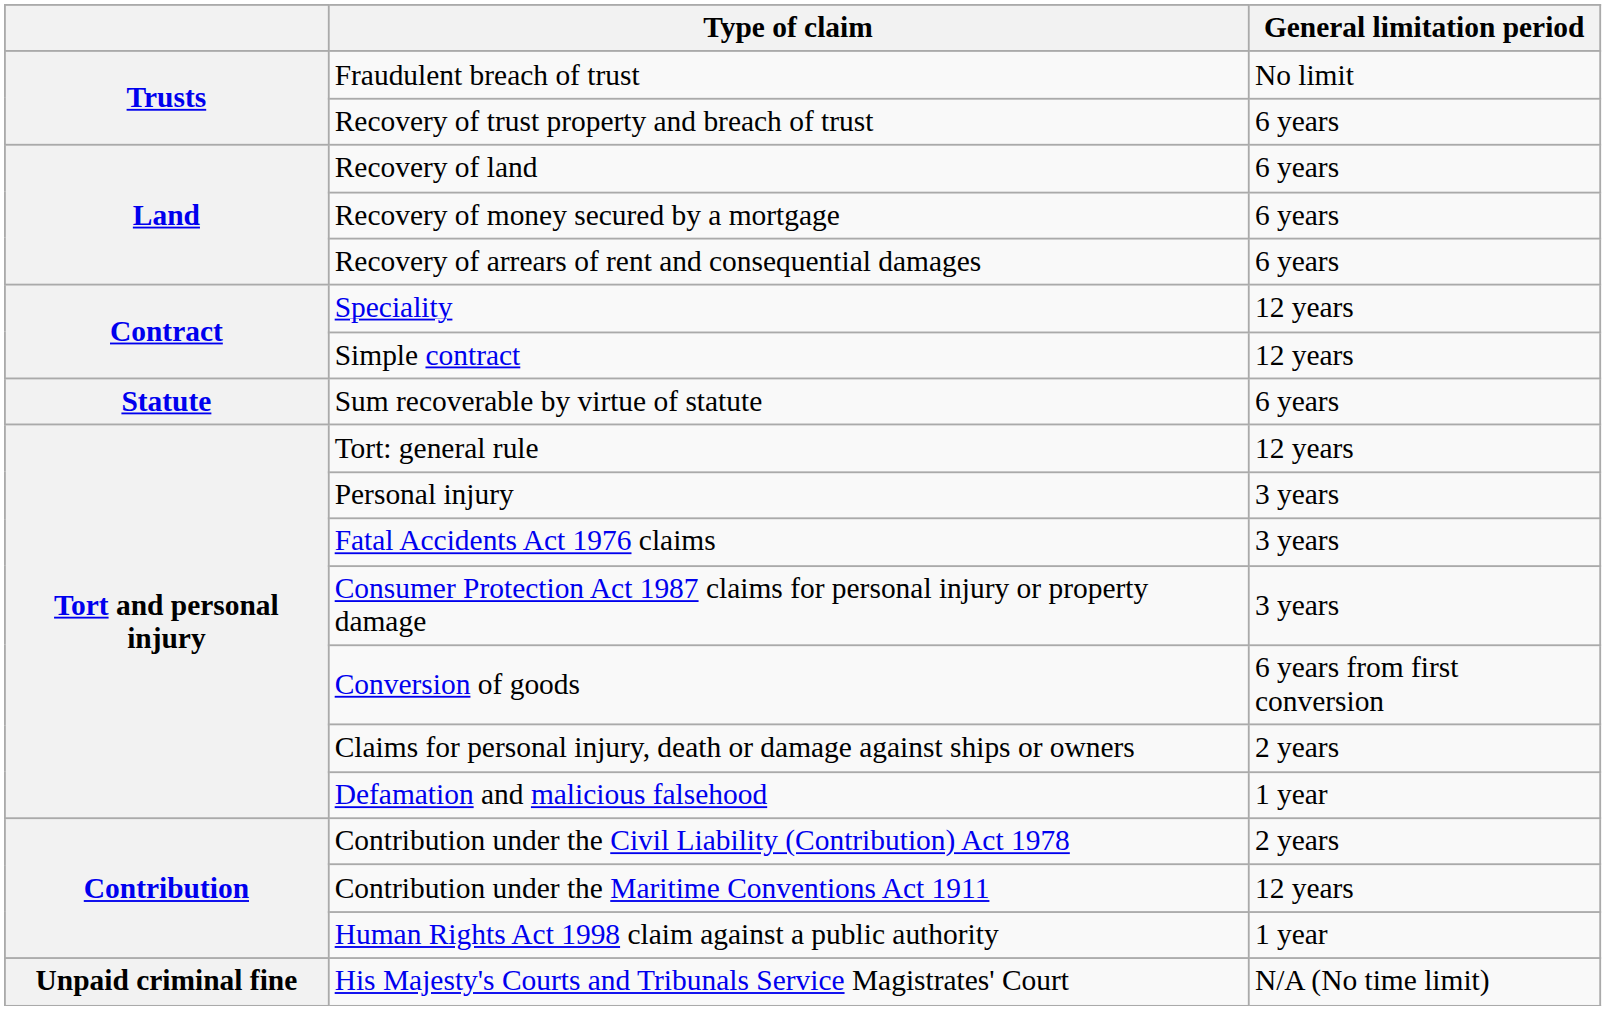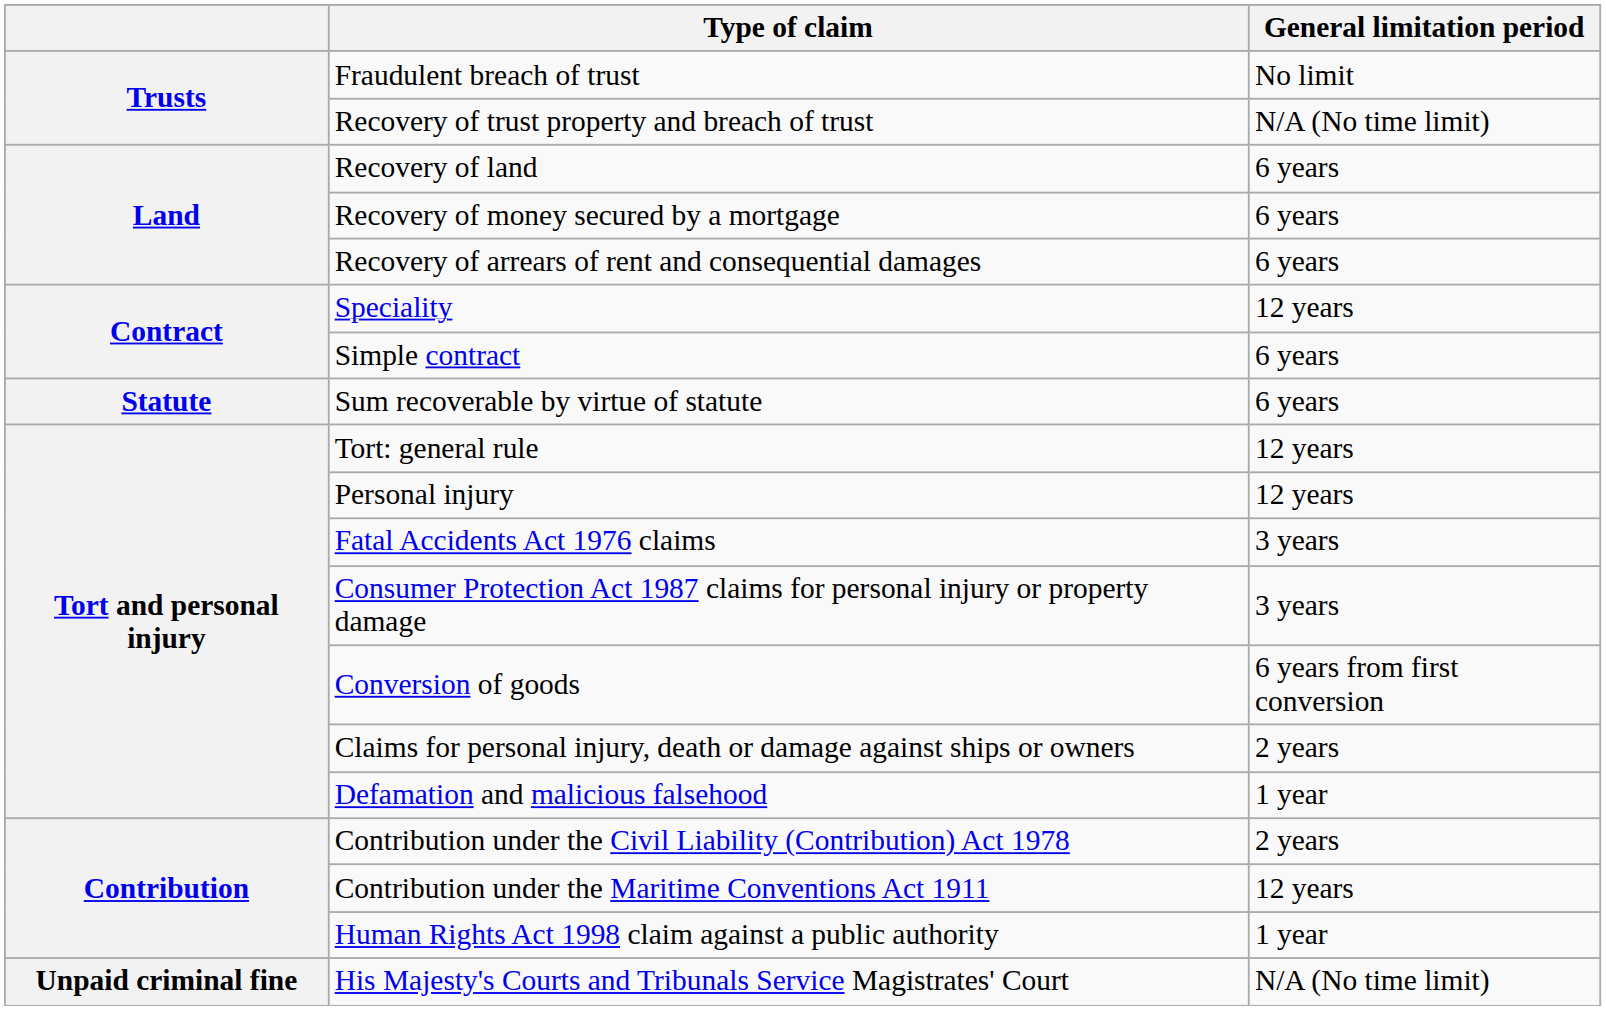(1297, 121) 6 years -> (1372, 121) N/A (No time limit)
(1304, 354) 12 years -> (1297, 354) 6 years
(1297, 494) 3 years -> (1304, 494) 12 years
